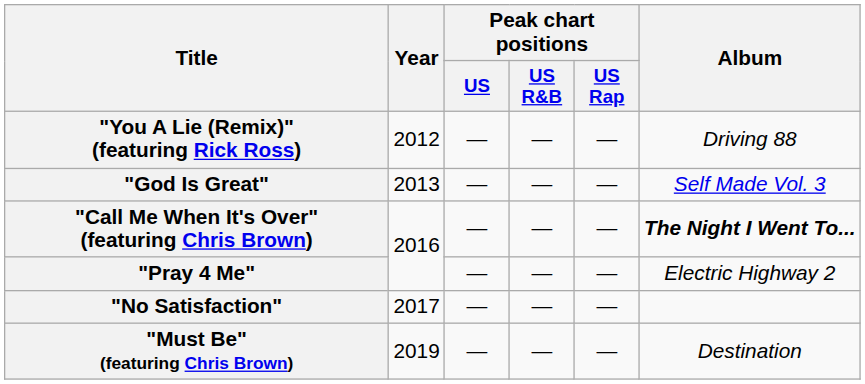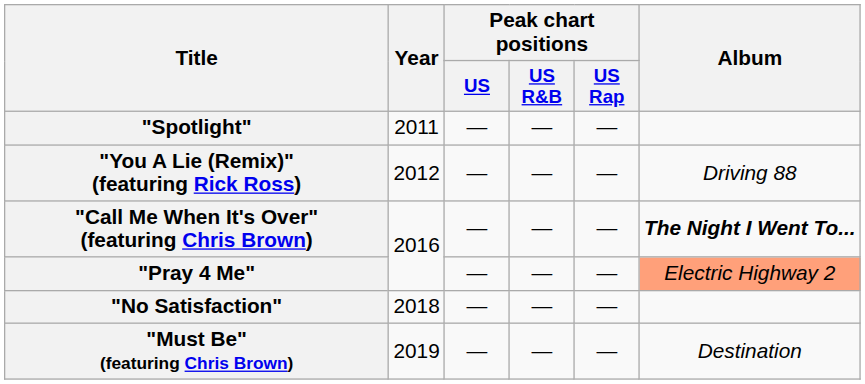+ row: (197, 127)
- row: (197, 184)
(750, 273) no background -> (750, 273) lightsalmon background
(417, 306) 2017 -> (417, 306) 2018
